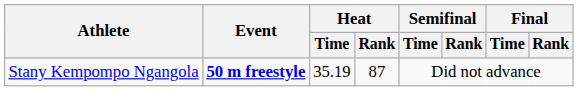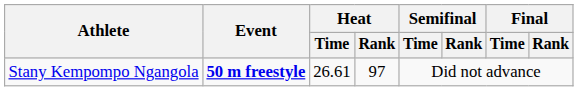(332, 72) 35.19 -> (332, 72) 26.61
(377, 72) 87 -> (377, 72) 97
